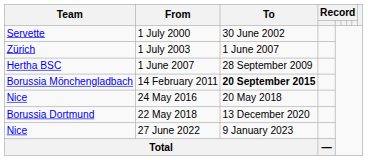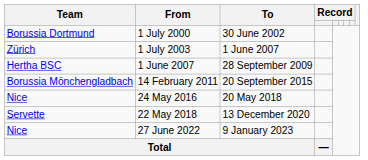(26, 33) Servette -> (51, 33) Borussia Dortmund
(269, 82) bold -> (268, 82) normal
(51, 114) Borussia Dortmund -> (26, 114) Servette
